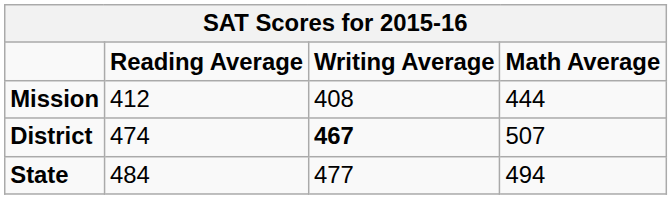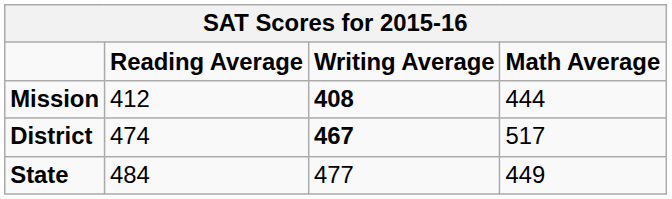(334, 99) normal -> (334, 99) bold
(525, 136) 507 -> (525, 136) 517
(525, 174) 494 -> (525, 174) 449
